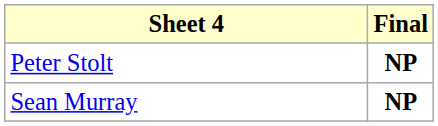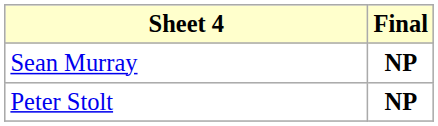rows swapped: (74, 101) <-> (62, 62)
